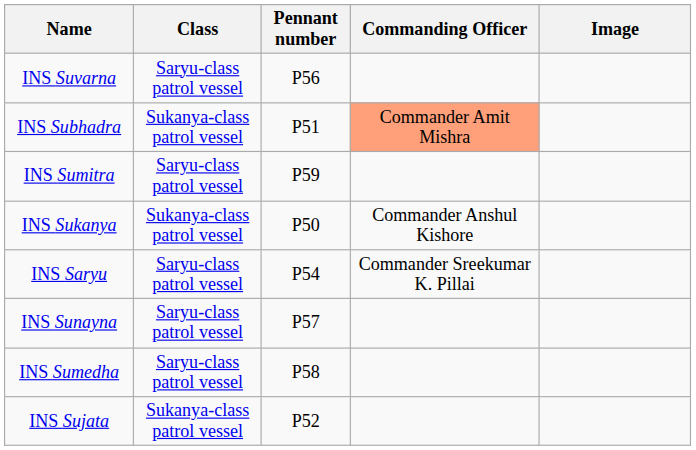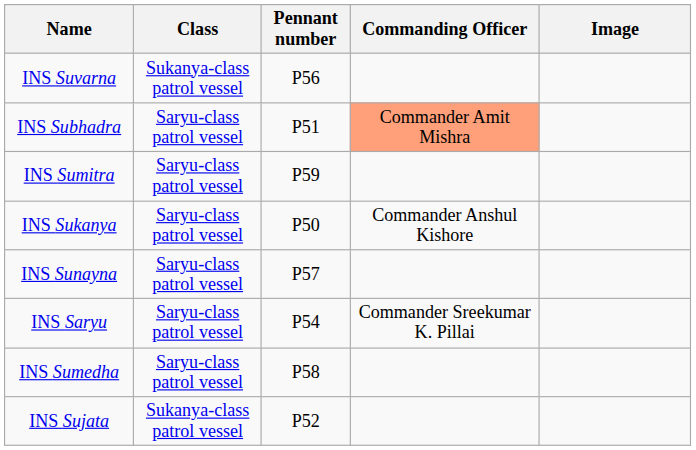(198, 78) Saryu-class patrol vessel -> (198, 78) Sukanya-class patrol vessel
(198, 127) Sukanya-class patrol vessel -> (198, 127) Saryu-class patrol vessel
(198, 225) Sukanya-class patrol vessel -> (198, 225) Saryu-class patrol vessel
rows swapped: (69, 274) <-> (69, 323)
